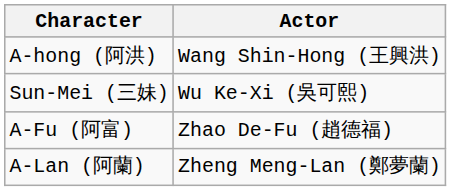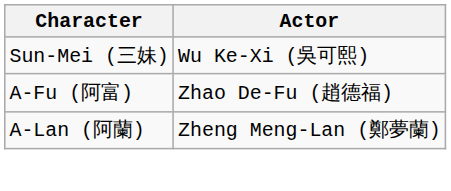- row: (83, 56)
